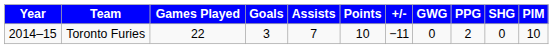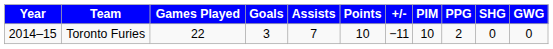columns swapped: (534, 14) <-> (432, 14)
